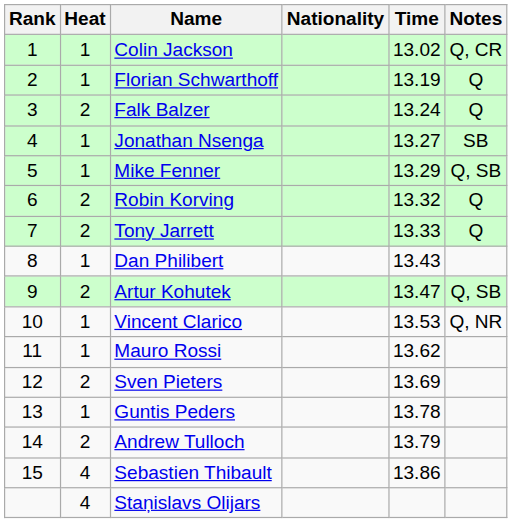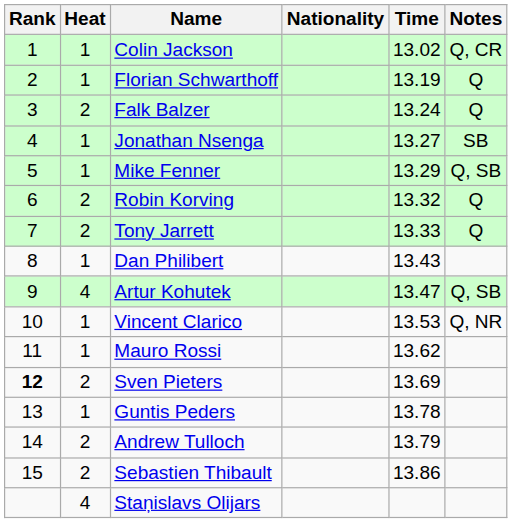(85, 291) 2 -> (85, 291) 4
(32, 381) normal -> (32, 381) bold
(85, 472) 4 -> (85, 472) 2
